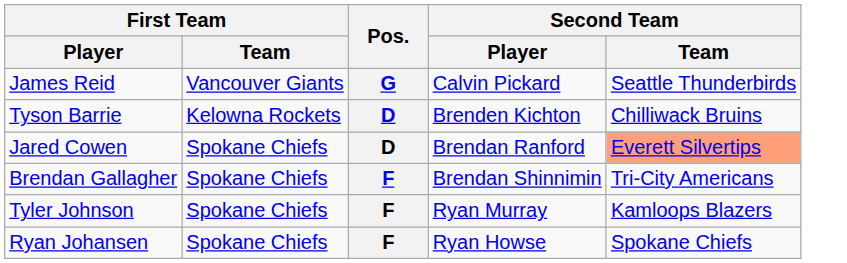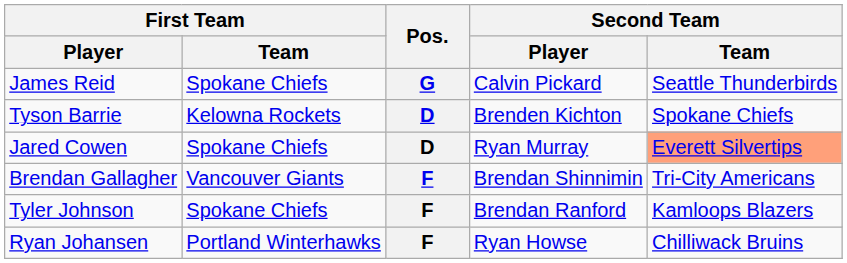(265, 83) Vancouver Giants -> (257, 83) Spokane Chiefs
(686, 115) Chilliwack Bruins -> (723, 115) Spokane Chiefs
(509, 147) Brendan Ranford -> (531, 147) Ryan Murray
(257, 178) Spokane Chiefs -> (265, 178) Vancouver Giants
(490, 210) Ryan Murray -> (550, 210) Brendan Ranford
(257, 242) Spokane Chiefs -> (284, 242) Portland Winterhawks
(682, 242) Spokane Chiefs -> (728, 242) Chilliwack Bruins
